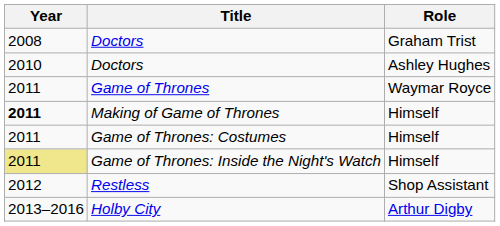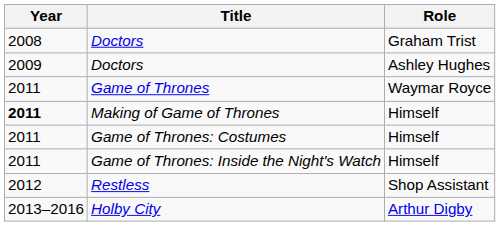(25, 64) 2010 -> (25, 64) 2009
(24, 161) khaki background -> (24, 161) no background
